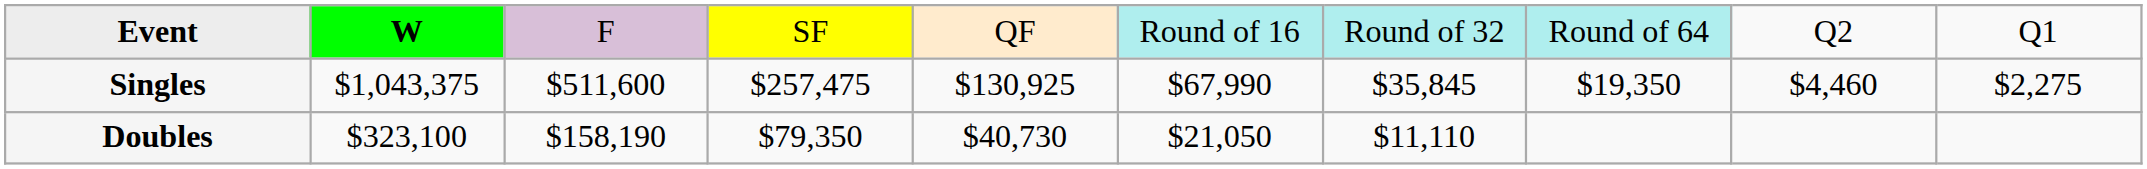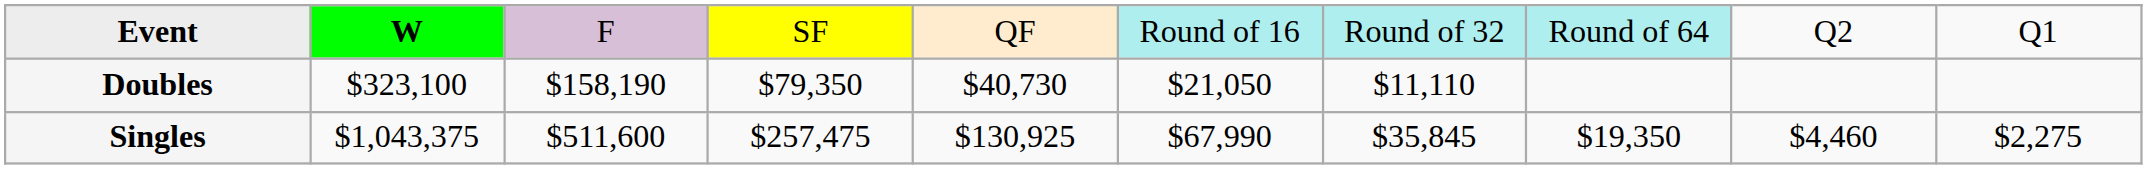rows swapped: (158, 84) <-> (158, 137)
